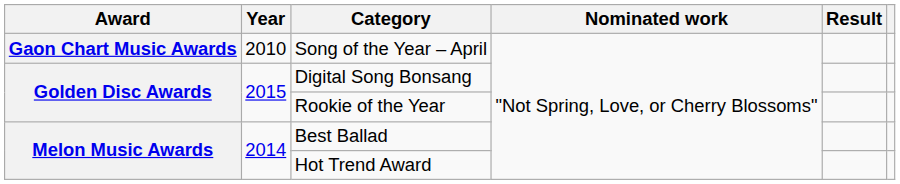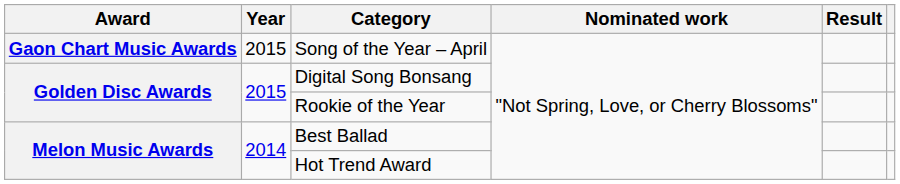(266, 48) 2010 -> (266, 48) 2015
